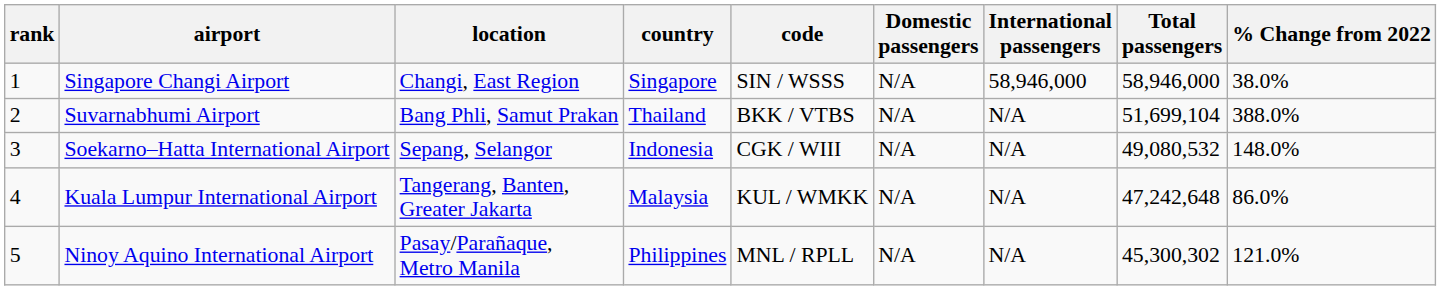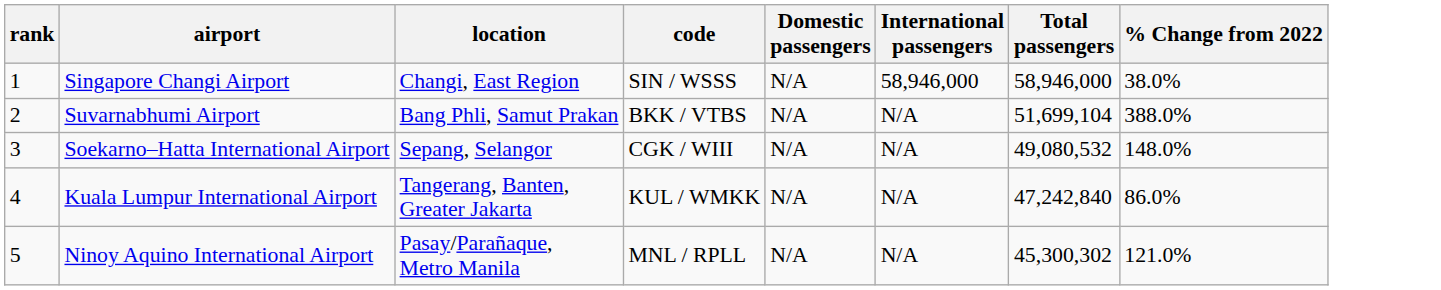- column: (677, 33)
(1171, 196) 47,242,648 -> (1063, 196) 47,242,840
